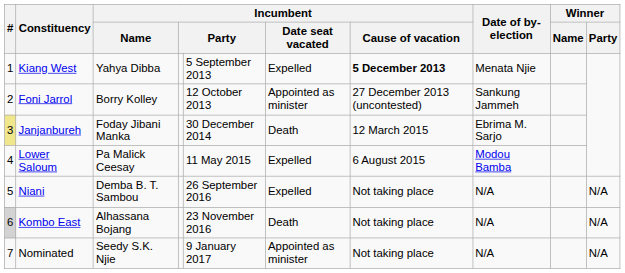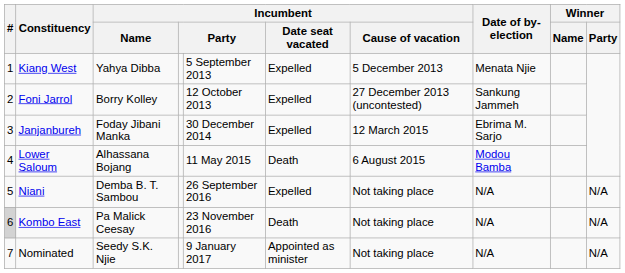(399, 68) bold -> (398, 68) normal
(301, 99) Appointed as minister -> (290, 99) Expelled
(10, 130) khaki background -> (10, 130) no background
(283, 130) Death -> (290, 130) Expelled
(121, 161) Pa Malick Ceesay -> (123, 161) Alhassana Bojang
(290, 161) Expelled -> (283, 161) Death
(123, 222) Alhassana Bojang -> (121, 222) Pa Malick Ceesay
